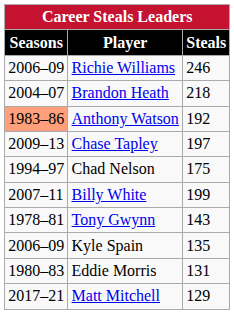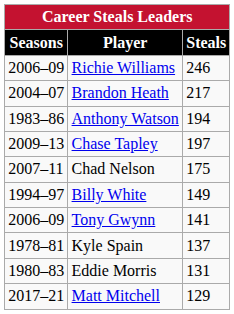(198, 93) 218 -> (198, 93) 217
(36, 118) lightsalmon background -> (36, 118) no background
(198, 118) 192 -> (198, 118) 194
(36, 169) 1994–97 -> (36, 169) 2007–11
(36, 194) 2007–11 -> (36, 194) 1994–97
(198, 194) 199 -> (198, 194) 149
(36, 220) 1978–81 -> (36, 220) 2006–09
(198, 220) 143 -> (198, 220) 141
(36, 245) 2006–09 -> (36, 245) 1978–81
(198, 245) 135 -> (198, 245) 137
